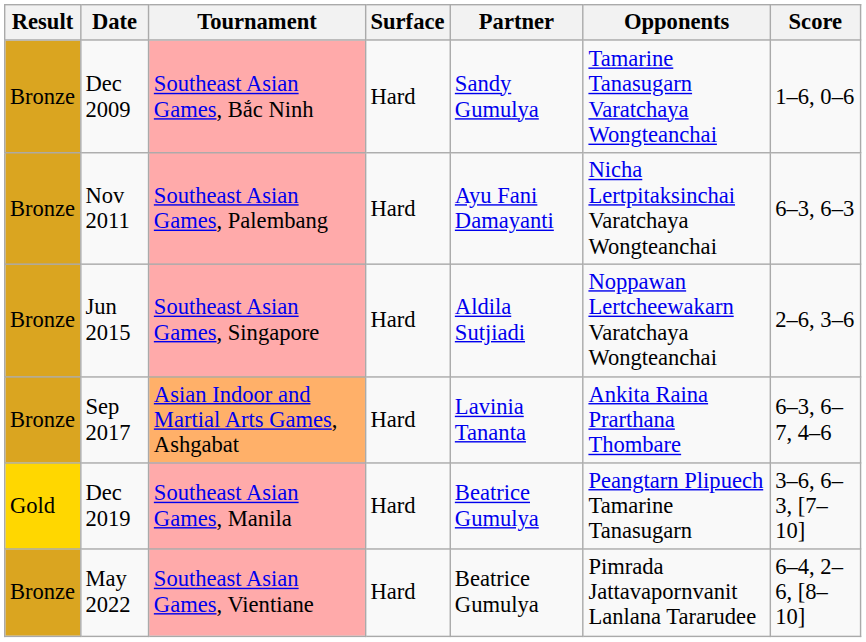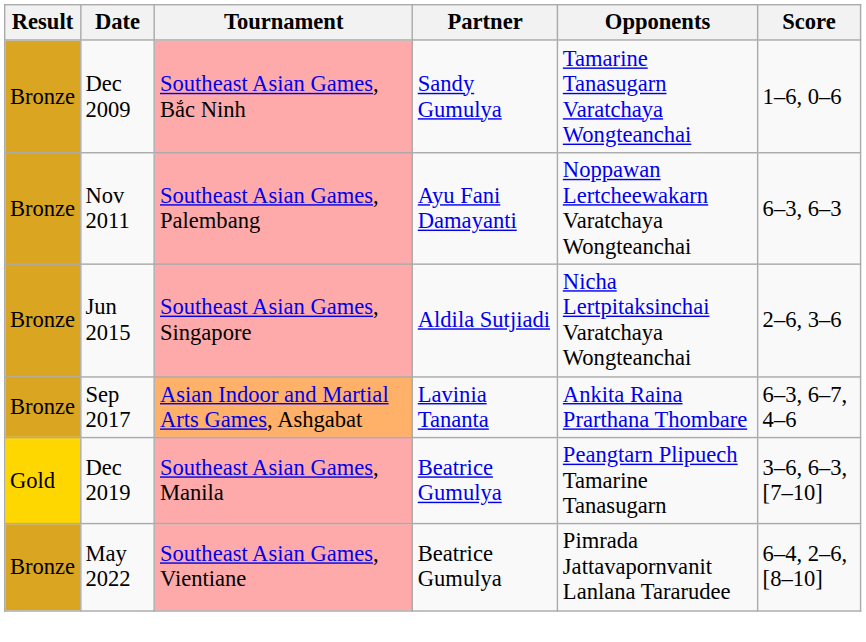- column: (407, 22)
(662, 208) Nicha Lertpitaksinchai Varatchaya Wongteanchai -> (635, 208) Noppawan Lertcheewakarn Varatchaya Wongteanchai
(661, 320) Noppawan Lertcheewakarn Varatchaya Wongteanchai -> (636, 320) Nicha Lertpitaksinchai Varatchaya Wongteanchai
